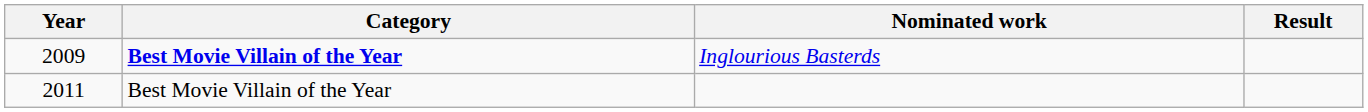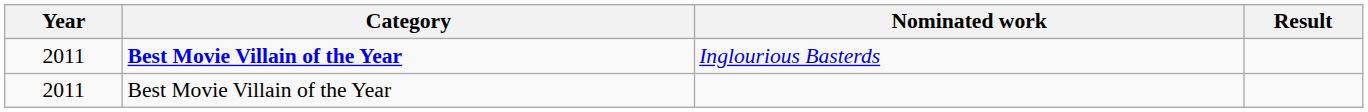(64, 55) 2009 -> (64, 55) 2011
